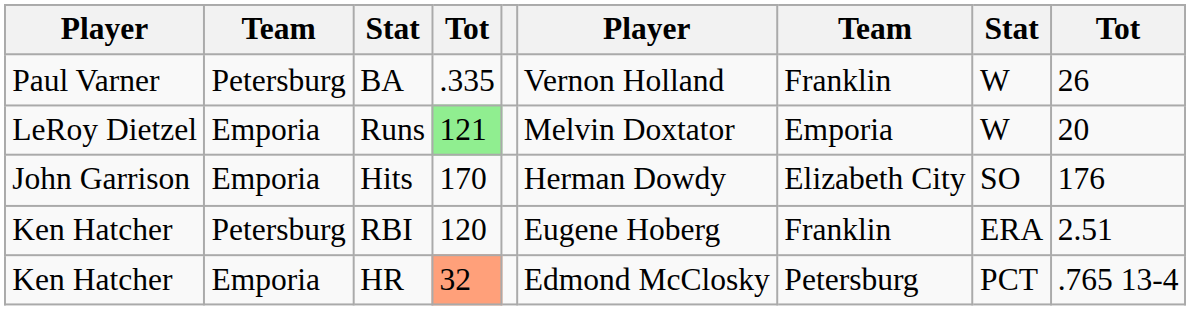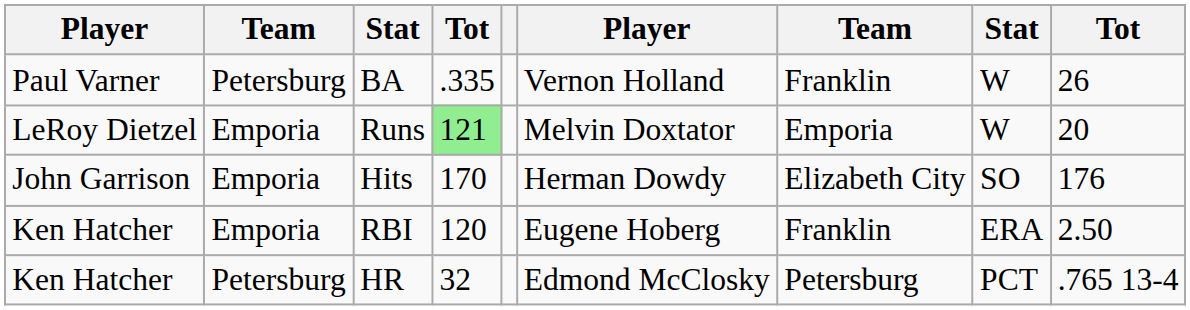(279, 229) Petersburg -> (266, 229) Emporia
(1085, 229) 2.51 -> (1085, 229) 2.50
(266, 279) Emporia -> (279, 279) Petersburg
(455, 279) lightsalmon background -> (455, 279) no background
